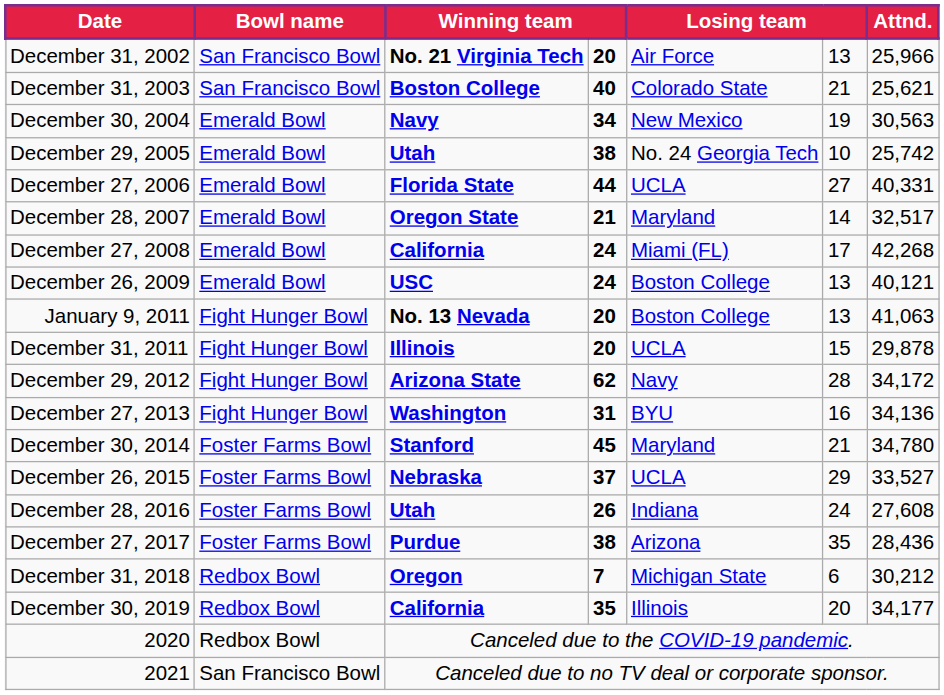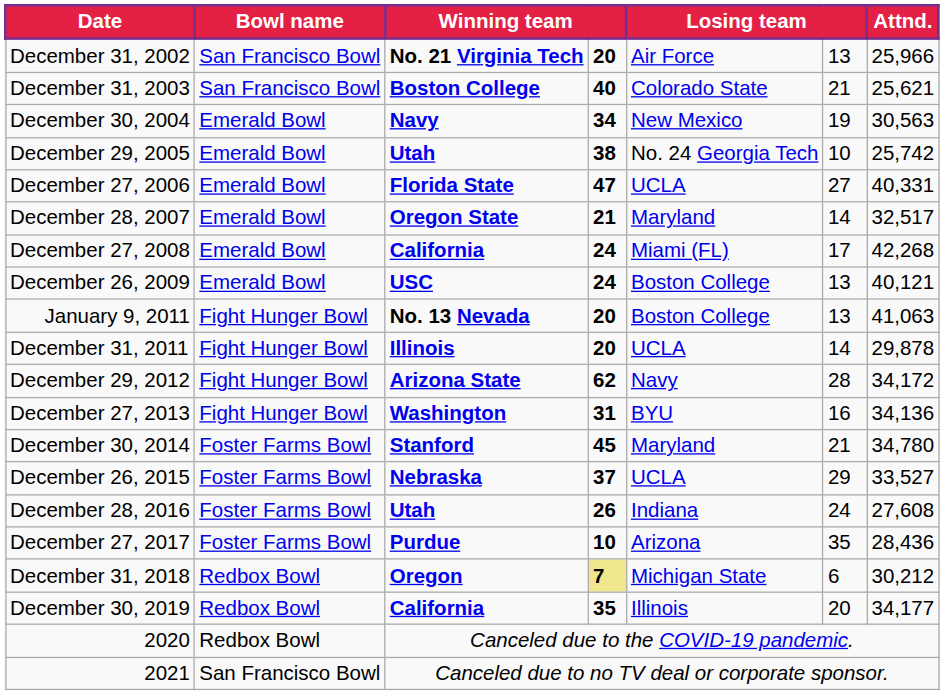(604, 185) 44 -> (604, 185) 47
(839, 348) 15 -> (839, 348) 14
(604, 542) 38 -> (604, 542) 10
(599, 575) no background -> (599, 575) khaki background
